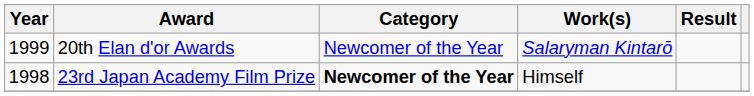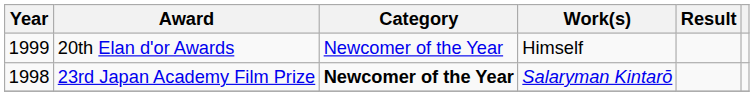(597, 47) Salaryman Kintarō -> (553, 47) Himself
(553, 76) Himself -> (597, 76) Salaryman Kintarō
